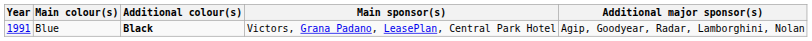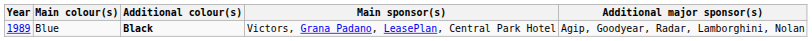(19, 29) 1991 -> (19, 29) 1989
